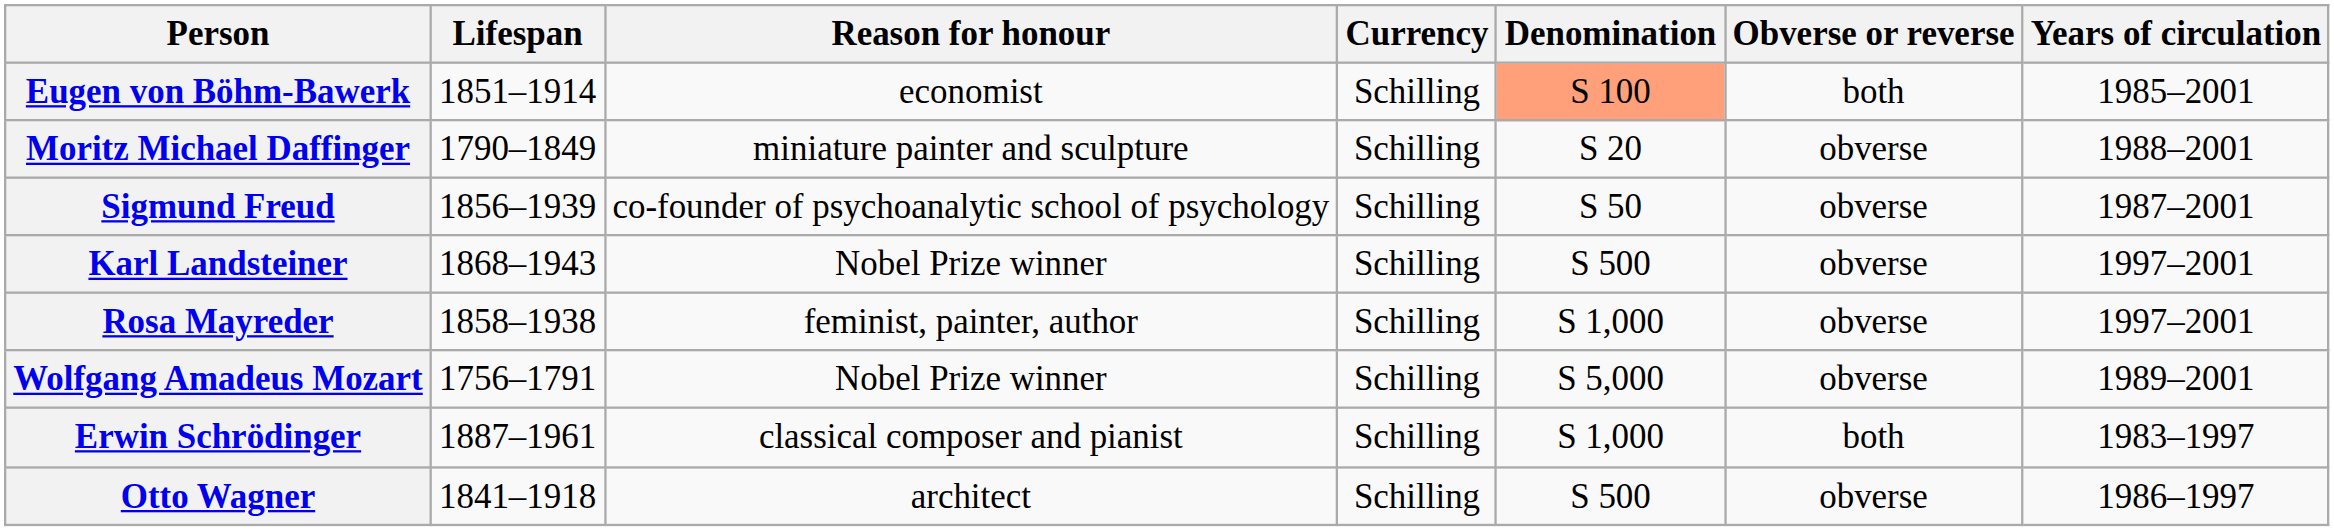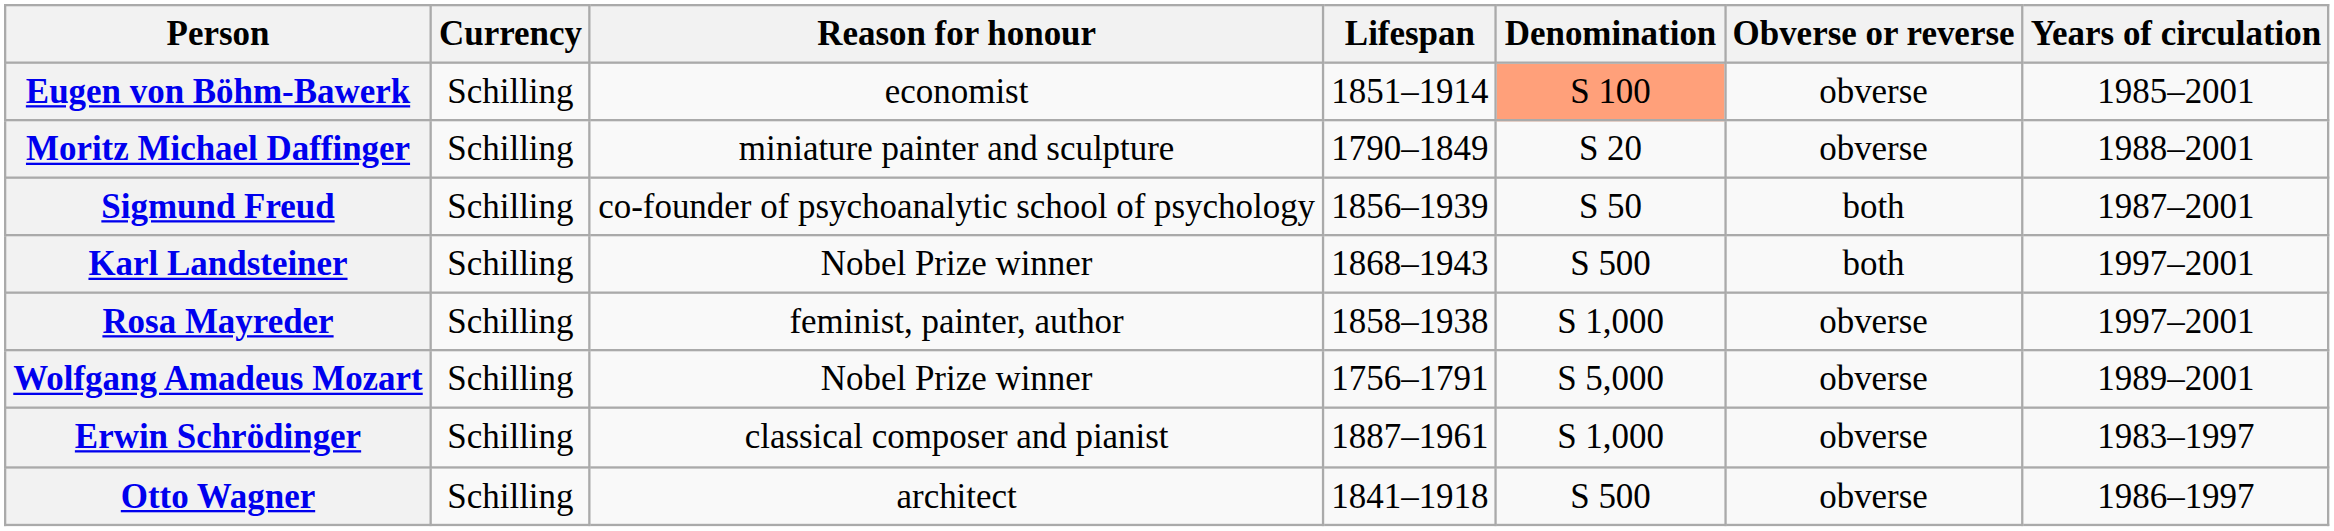columns swapped: (518, 33) <-> (1417, 33)
(1874, 91) both -> (1874, 91) obverse
(1874, 206) obverse -> (1874, 206) both
(1874, 264) obverse -> (1874, 264) both
(1874, 437) both -> (1874, 437) obverse
